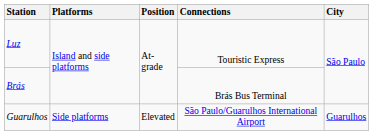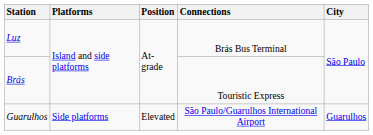(251, 59) Touristic Express -> (251, 48) Brás Bus Terminal
(251, 96) Brás Bus Terminal -> (251, 96) Touristic Express
